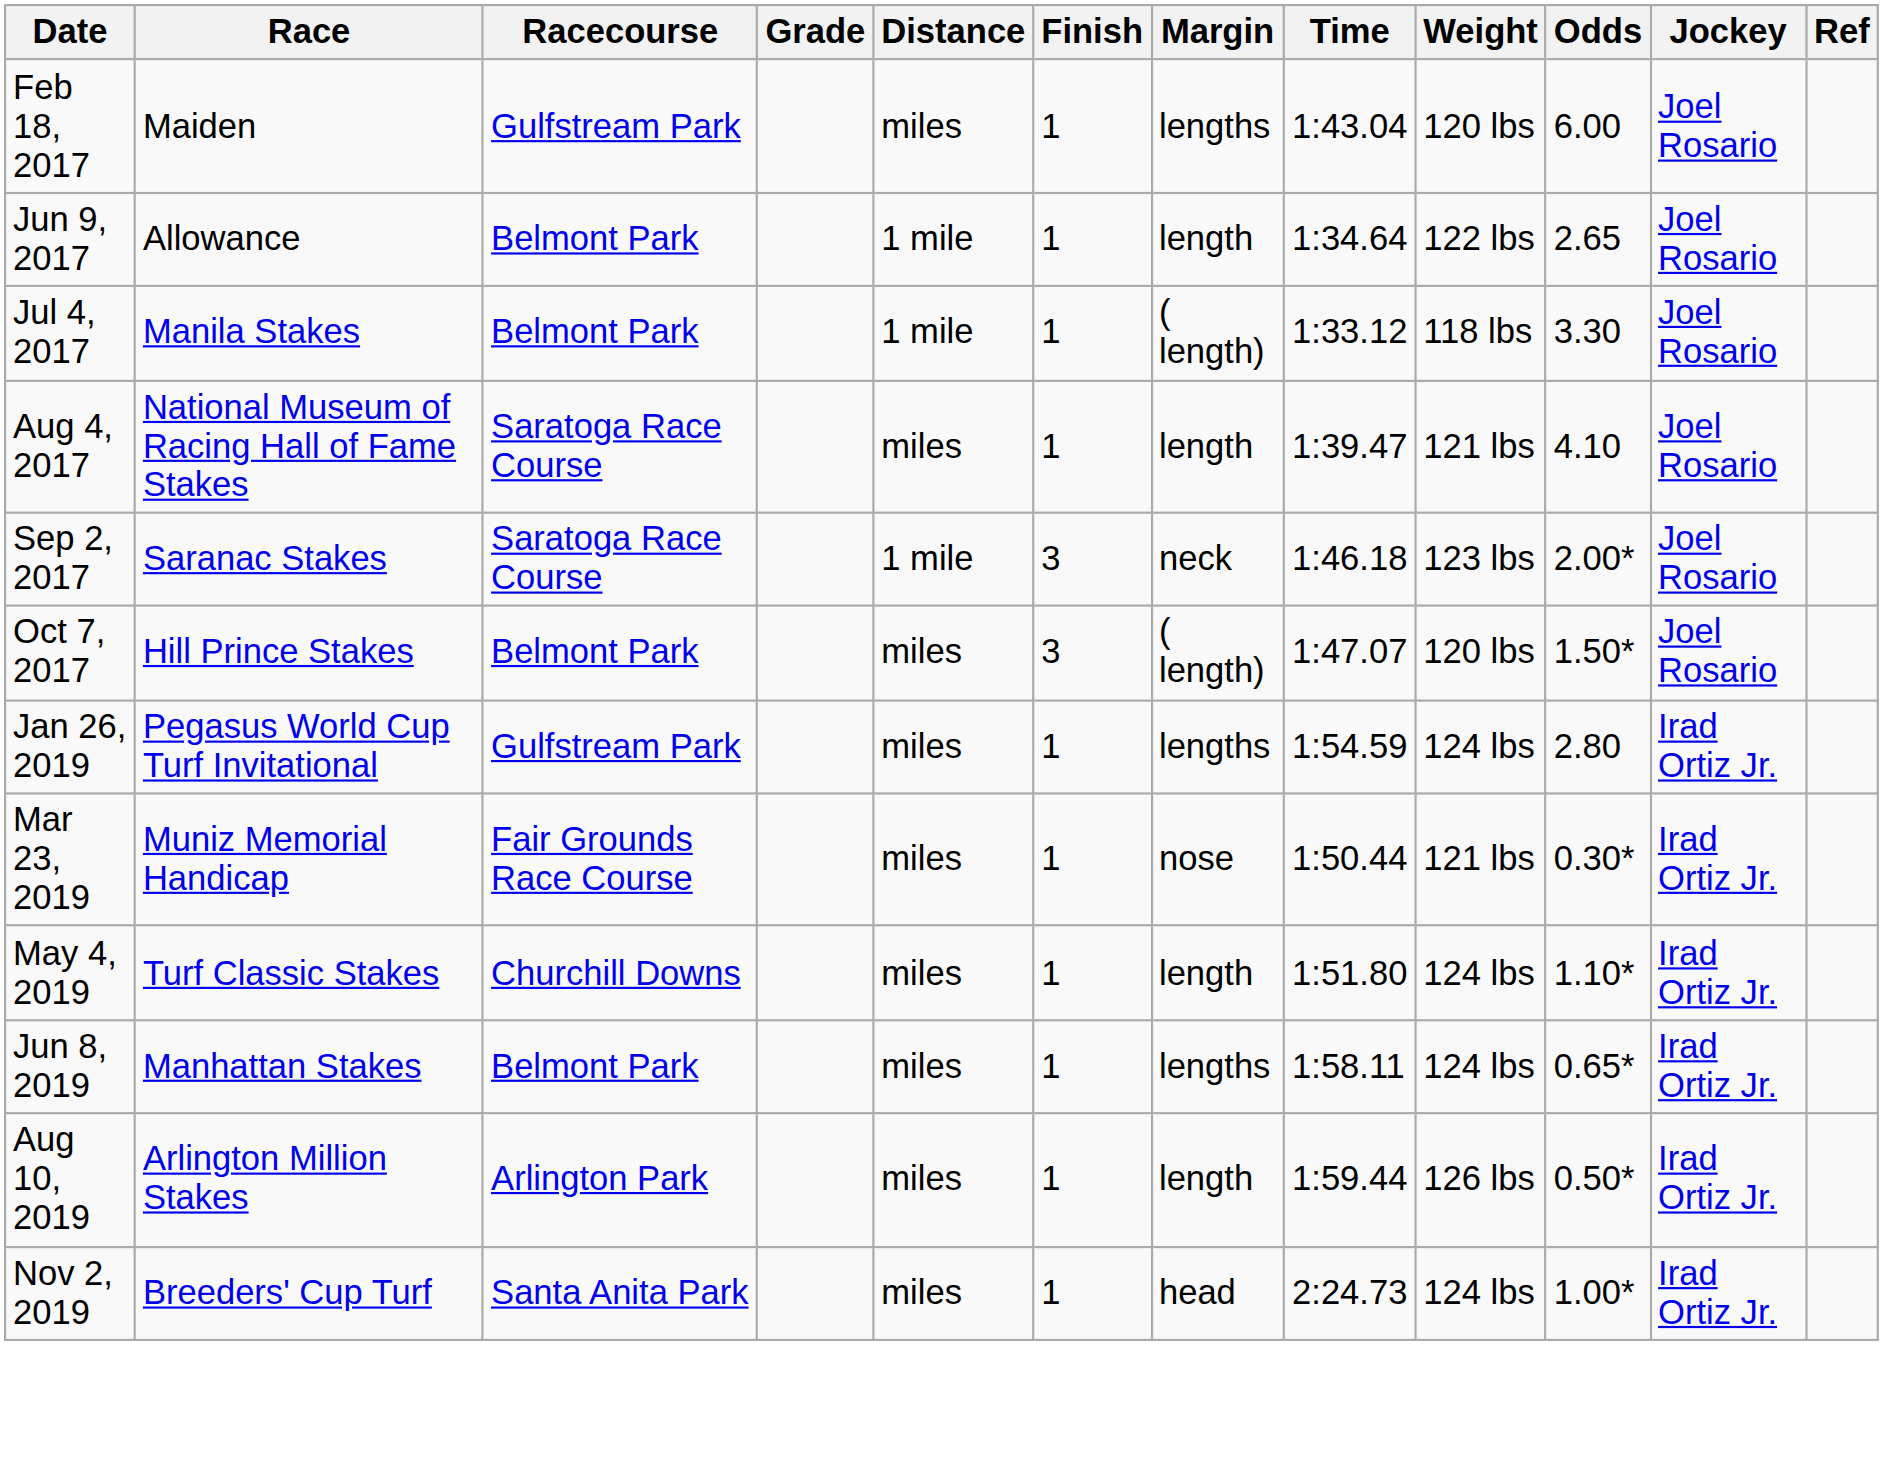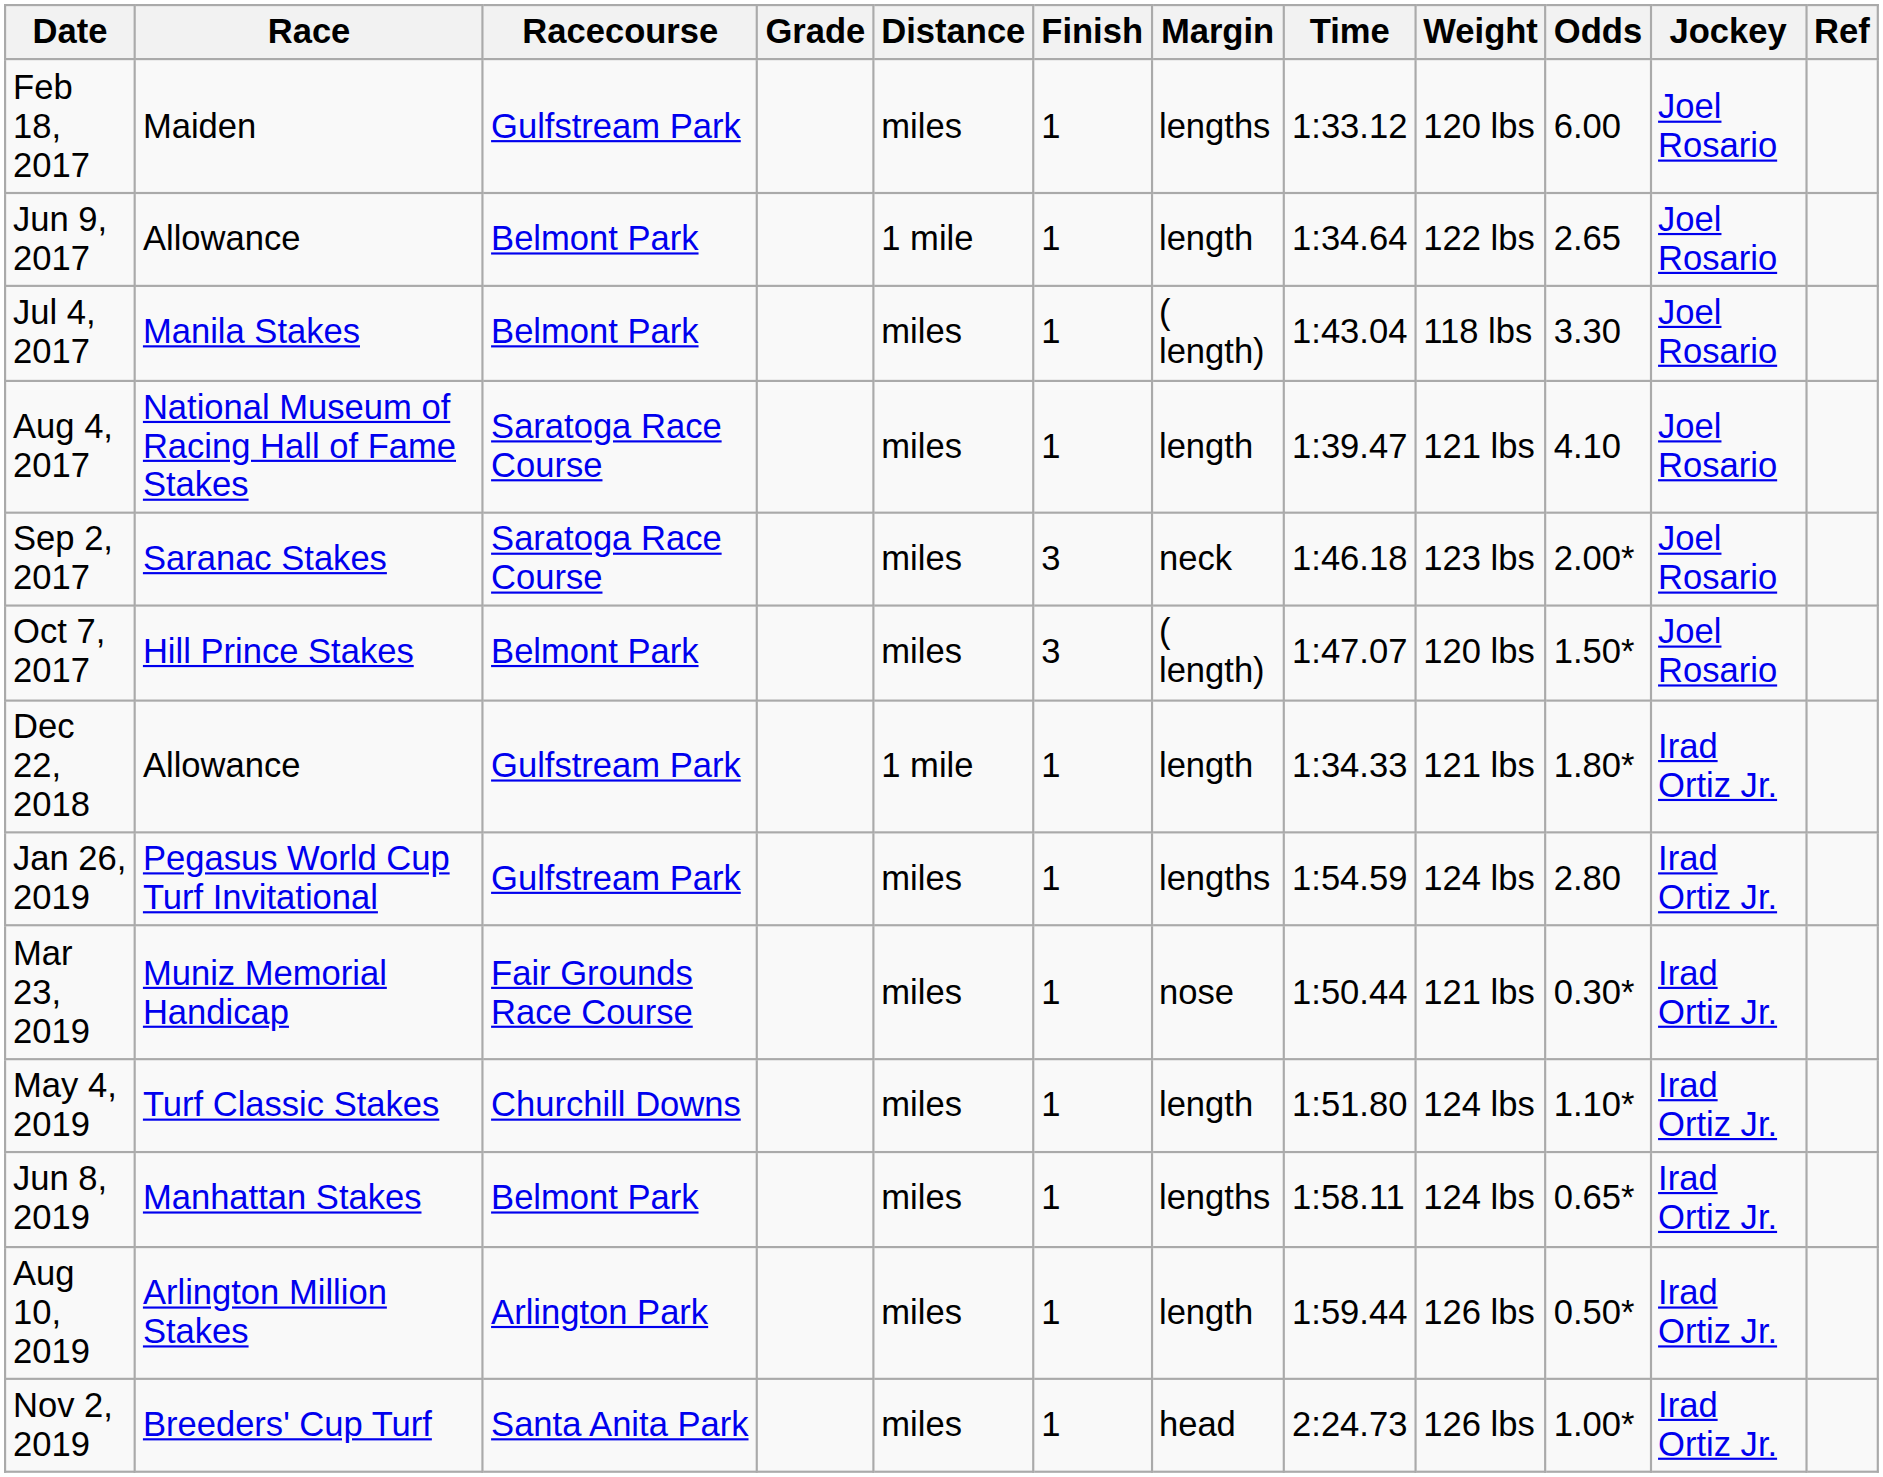(1350, 125) 1:43.04 -> (1350, 125) 1:33.12
(927, 332) 1 mile -> (922, 332) miles
(1350, 332) 1:33.12 -> (1350, 332) 1:43.04
(927, 558) 1 mile -> (922, 558) miles
+ row: (51, 765)
(1479, 1292) 124 lbs -> (1479, 1424) 126 lbs
